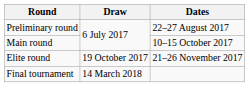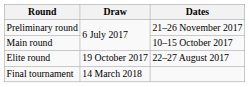(191, 27) 22–27 August 2017 -> (197, 27) 21–26 November 2017
(197, 58) 21–26 November 2017 -> (191, 58) 22–27 August 2017
